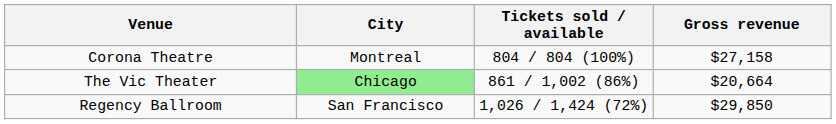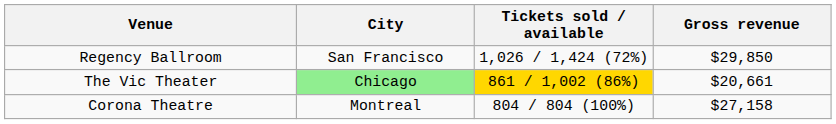rows swapped: (151, 58) <-> (151, 106)
(564, 82) no background -> (564, 82) gold background
(742, 82) $20,664 -> (742, 82) $20,661
